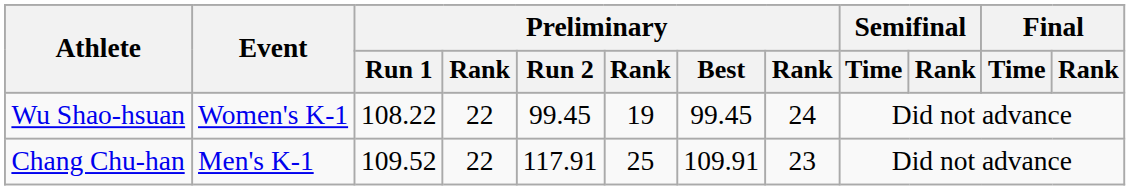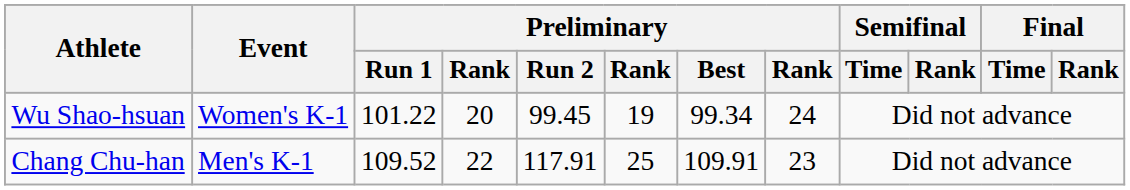(399, 115) 108.22 -> (399, 115) 101.22
(480, 115) 22 -> (480, 115) 20
(721, 115) 99.45 -> (721, 115) 99.34
